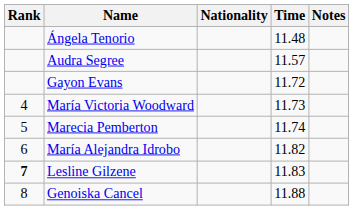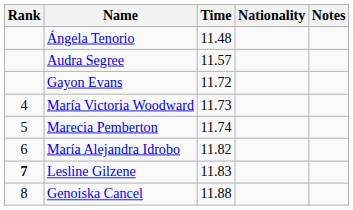columns swapped: (234, 15) <-> (290, 15)
